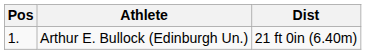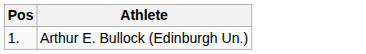- column: (306, 15)
